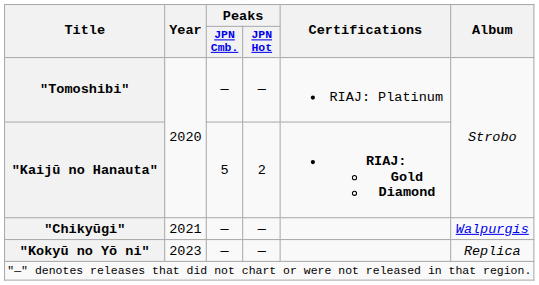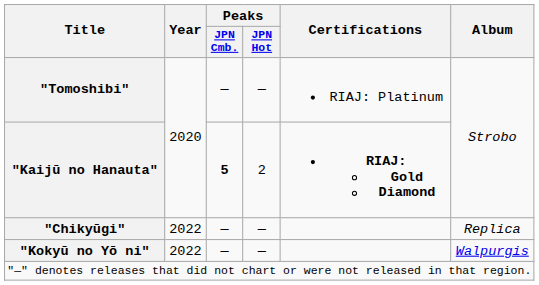(225, 170) normal -> (225, 170) bold
(185, 229) 2021 -> (185, 229) 2022
(492, 229) Walpurgis -> (492, 229) Replica
(185, 251) 2023 -> (185, 251) 2022
(492, 251) Replica -> (492, 251) Walpurgis
